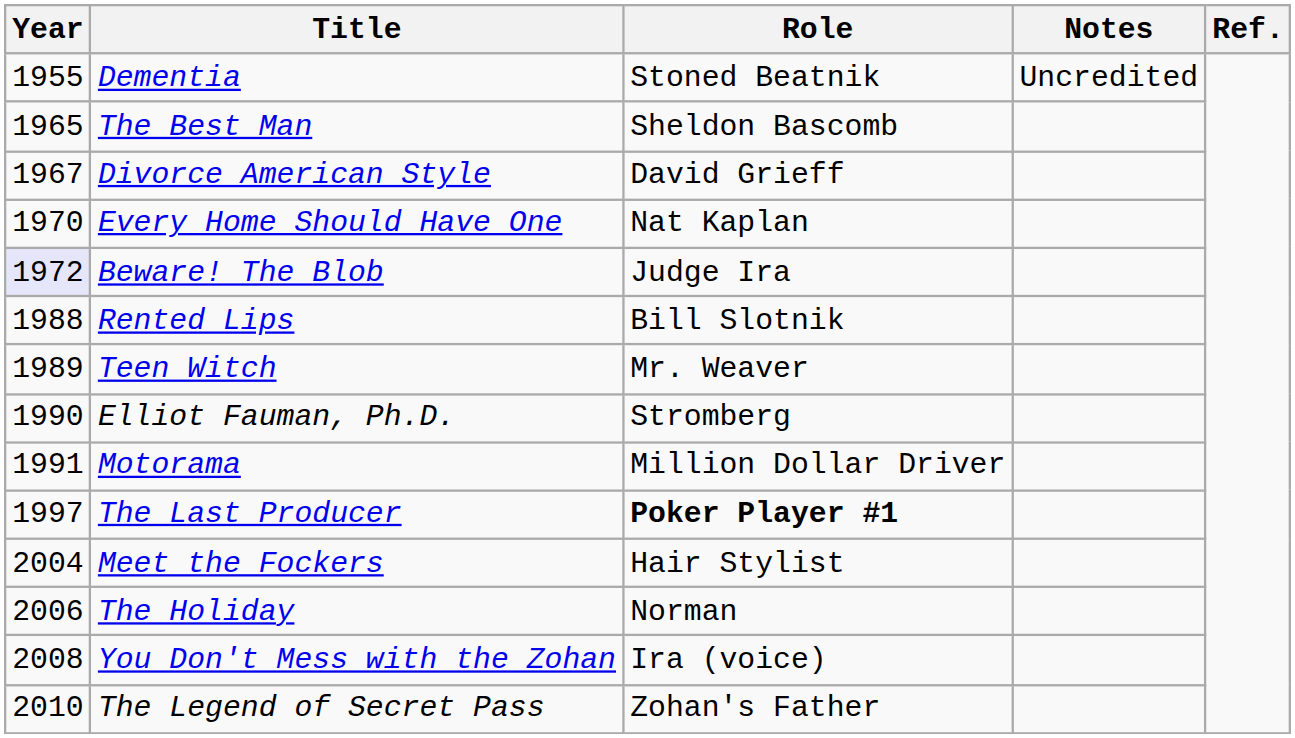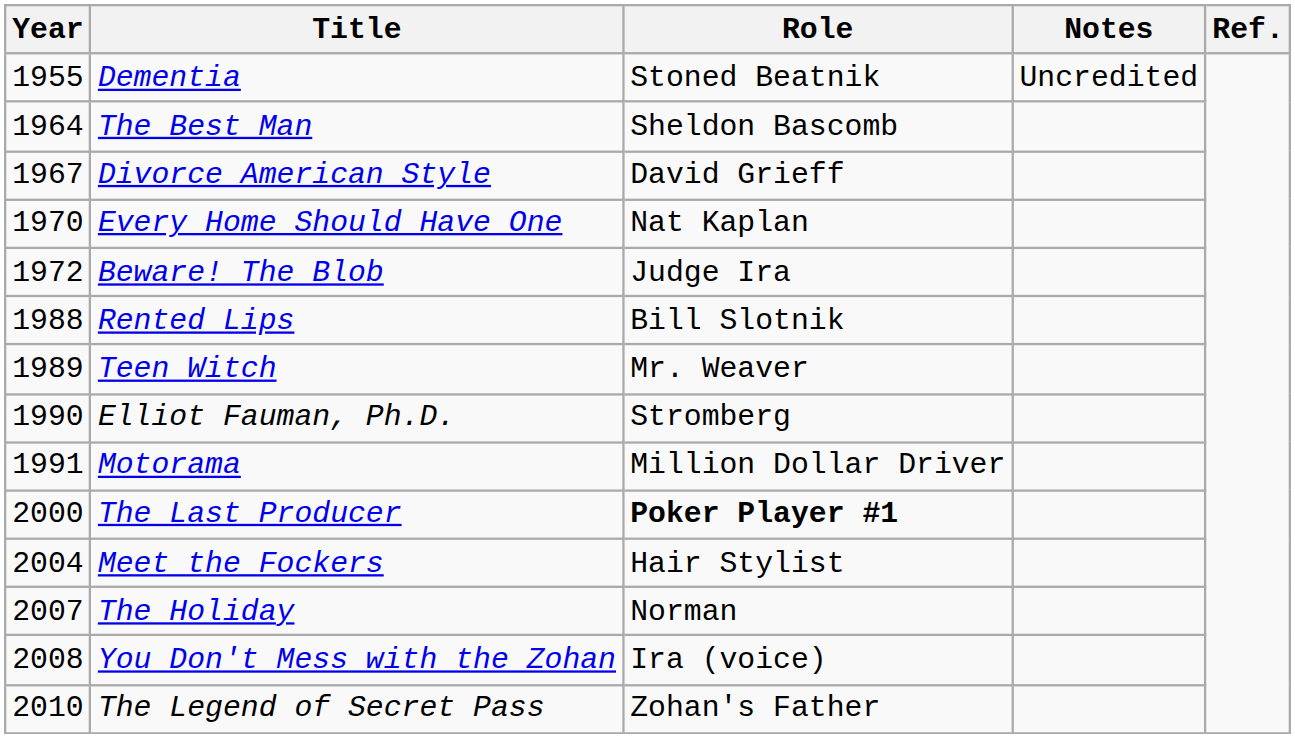(48, 126) 1965 -> (48, 126) 1964
(48, 272) lavender background -> (48, 272) no background
(48, 515) 1997 -> (48, 515) 2000
(48, 612) 2006 -> (48, 612) 2007
